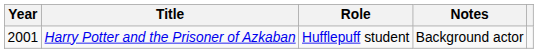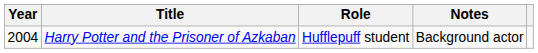(23, 37) 2001 -> (23, 37) 2004
